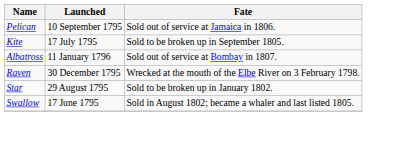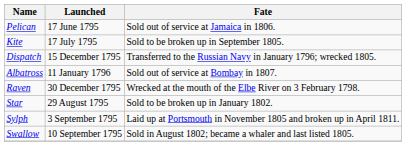(85, 27) 10 September 1795 -> (73, 27) 17 June 1795
+ row: (24, 57)
+ row: (17, 118)
(73, 103) 17 June 1795 -> (85, 133) 10 September 1795
